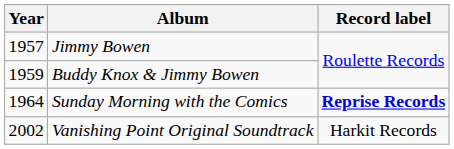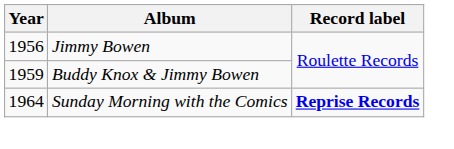(26, 46) 1957 -> (26, 46) 1956
- row: (183, 130)
